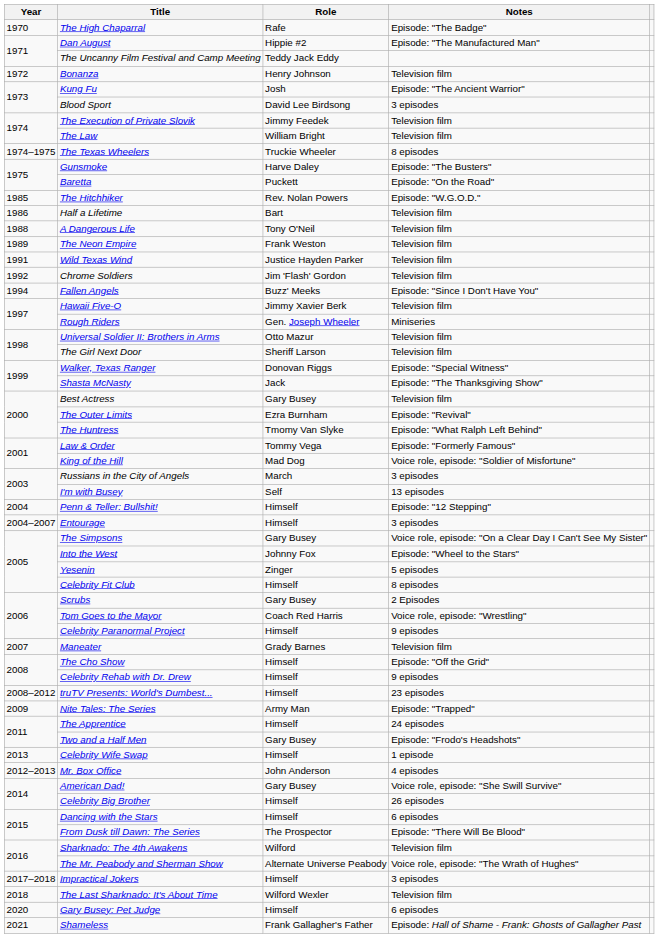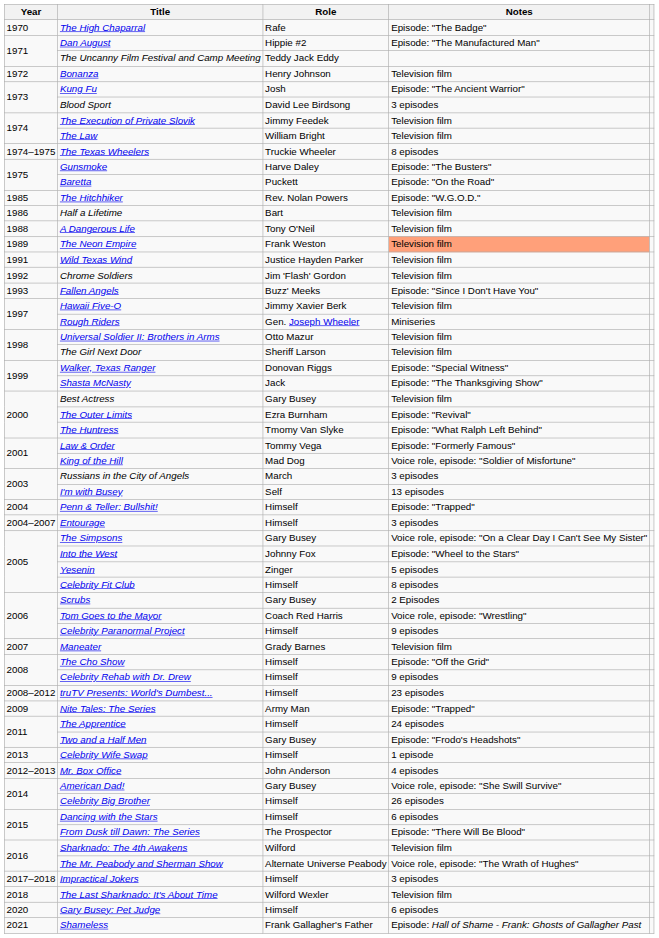(422, 244) no background -> (422, 244) lightsalmon background
(17, 290) 1994 -> (17, 290) 1993
(441, 507) Episode: "12 Stepping" -> (433, 507) Episode: "Trapped"
